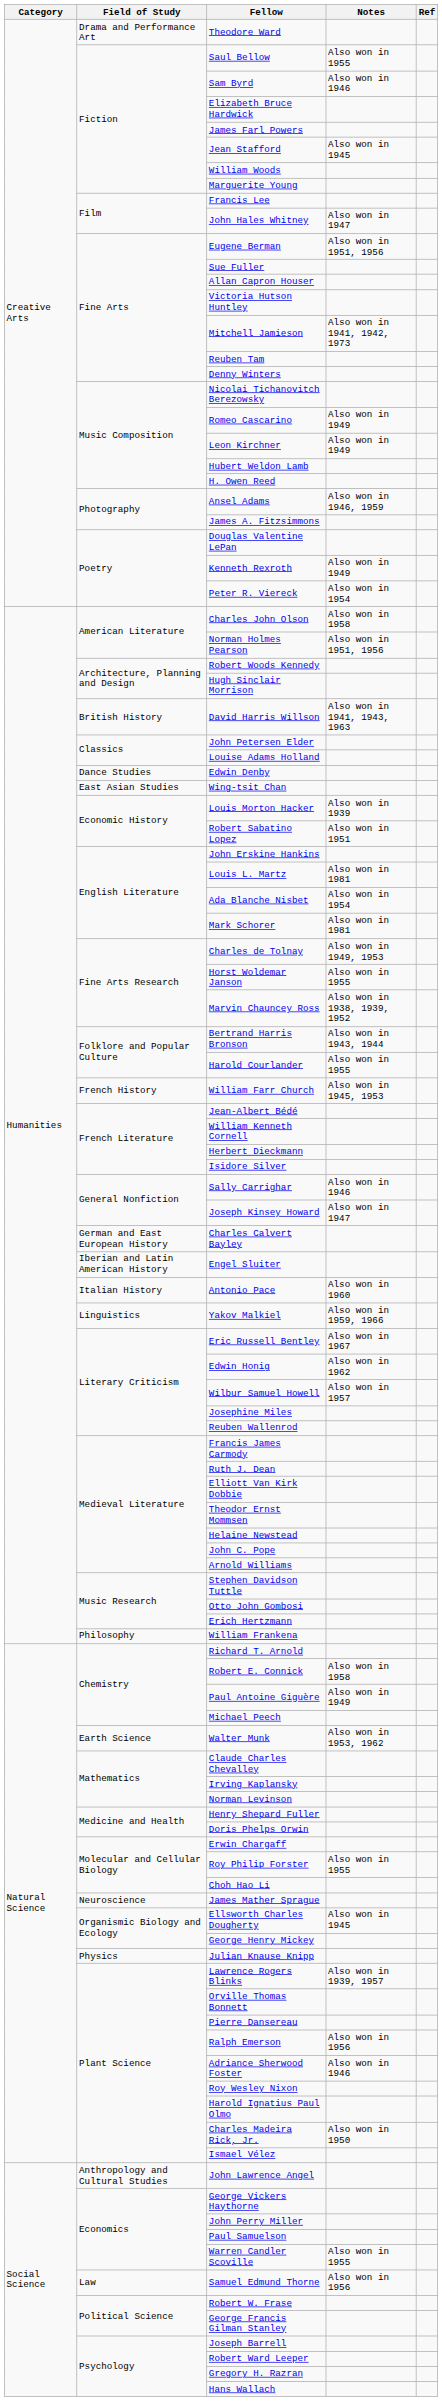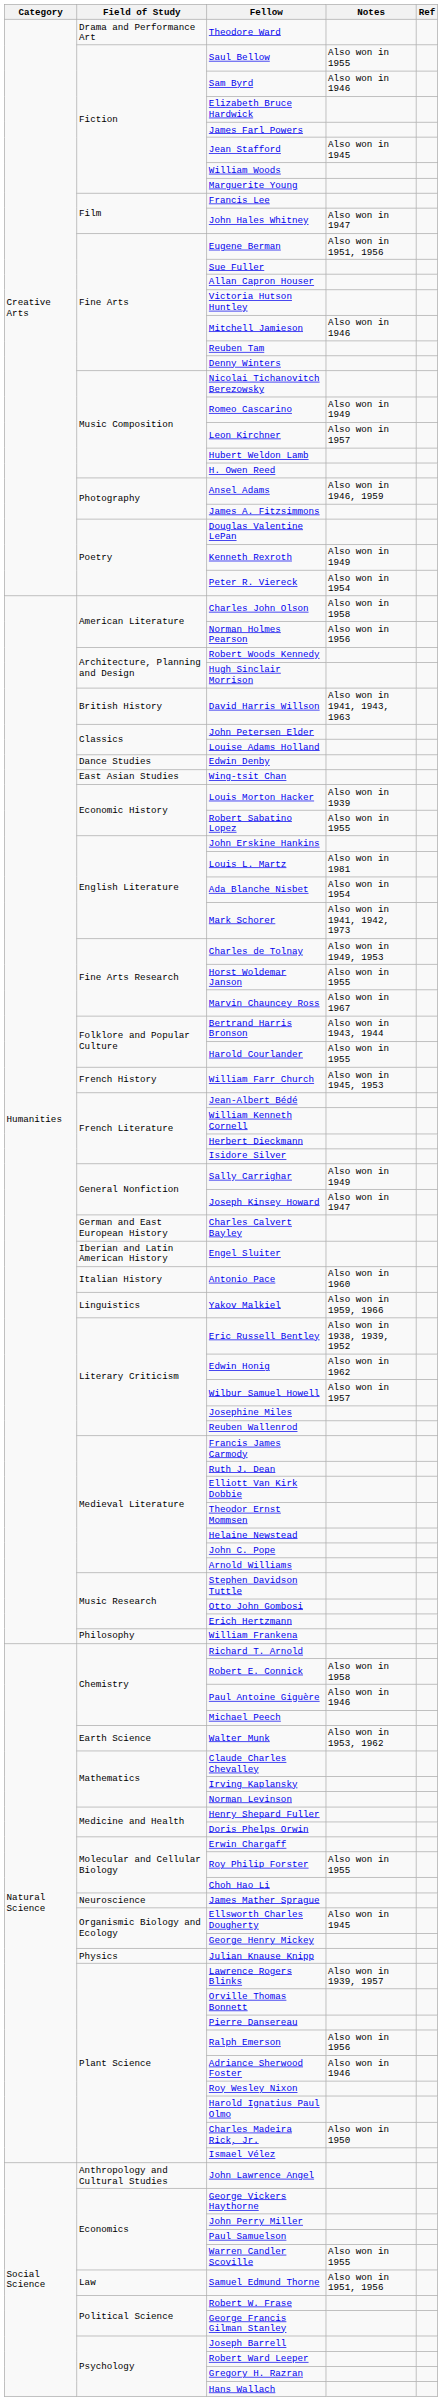(359, 333) Also won in 1941, 1942, 1973 -> (359, 328) Also won in 1946
(359, 446) Also won in 1949 -> (359, 435) Also won in 1957
(359, 645) Also won in 1951, 1956 -> (359, 635) Also won in 1956
(359, 834) Also won in 1951 -> (359, 823) Also won in 1955
(359, 926) Also won in 1981 -> (359, 921) Also won in 1941, 1942, 1973
(359, 1008) Also won in 1938, 1939, 1952 -> (359, 1003) Also won in 1967
(359, 1187) Also won in 1946 -> (359, 1177) Also won in 1949
(359, 1341) Also won in 1967 -> (359, 1336) Also won in 1938, 1939, 1952
(359, 1697) Also won in 1949 -> (359, 1697) Also won in 1946
(359, 2283) Also won in 1956 -> (359, 2283) Also won in 1951, 1956
